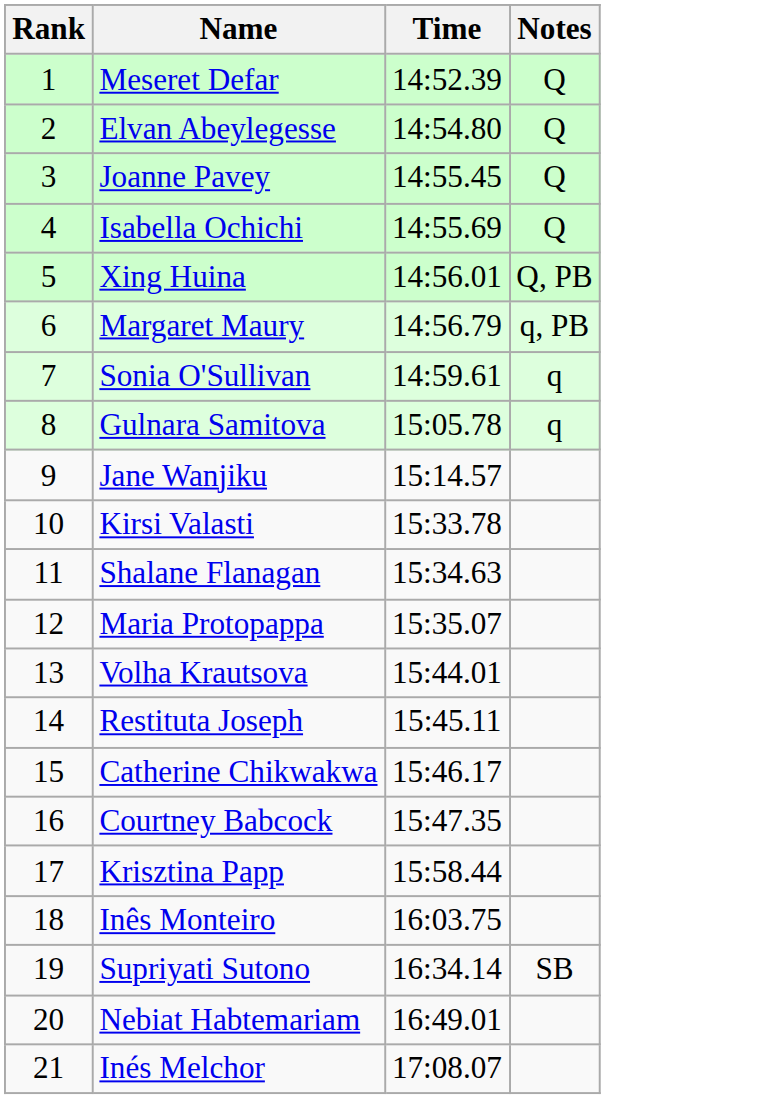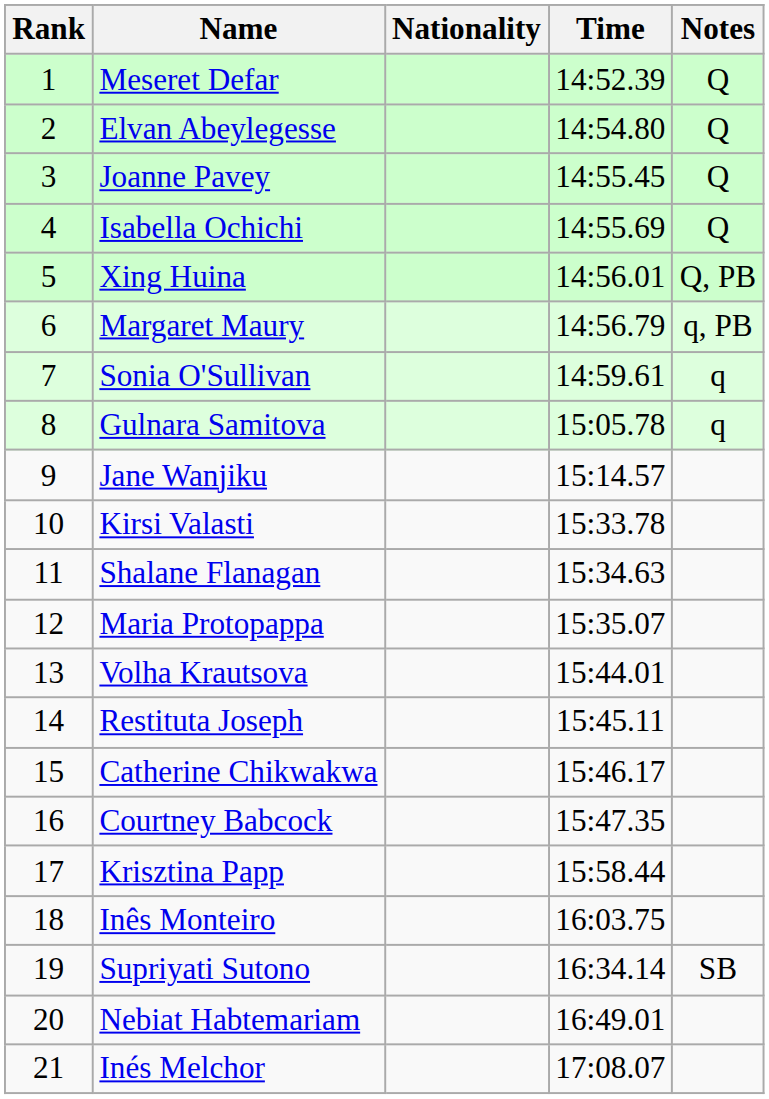+ column: (466, 29)
